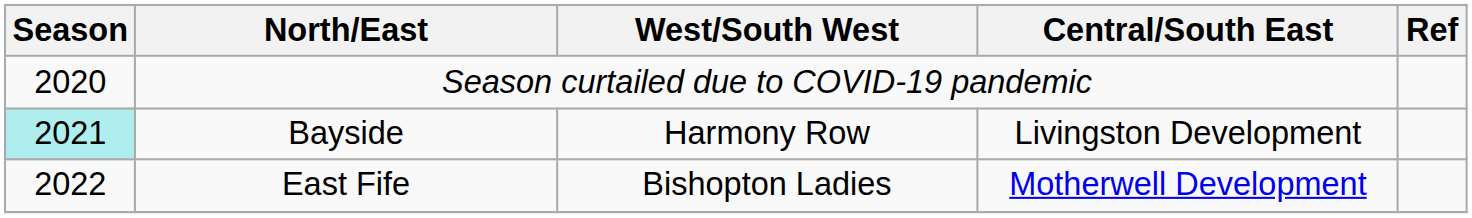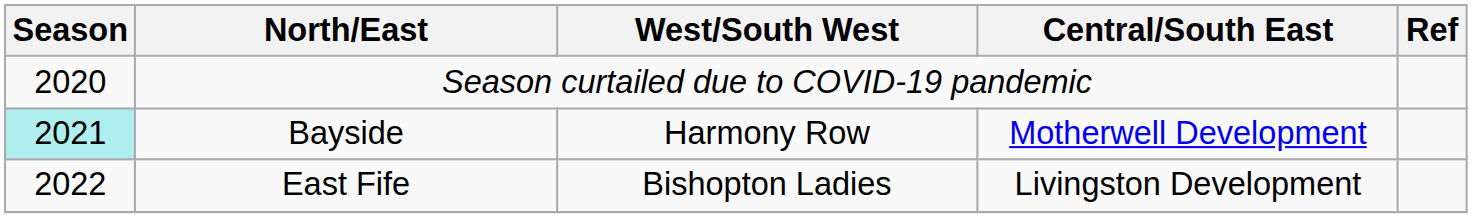(1188, 133) Livingston Development -> (1188, 133) Motherwell Development
(1188, 184) Motherwell Development -> (1188, 184) Livingston Development
